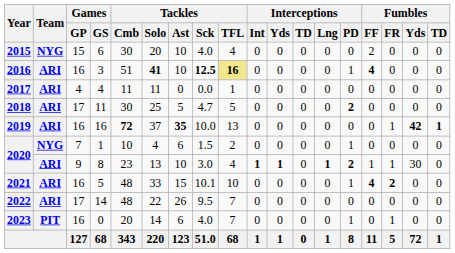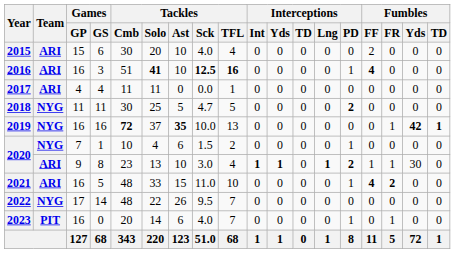(50, 51) NYG -> (50, 51) ARI
(233, 70) khaki background -> (233, 70) no background
(50, 107) ARI -> (50, 107) NYG
(78, 107) 17 -> (78, 107) 11
(50, 126) ARI -> (50, 126) NYG
(205, 182) 10.1 -> (205, 182) 11.0
(50, 201) ARI -> (50, 201) NYG
